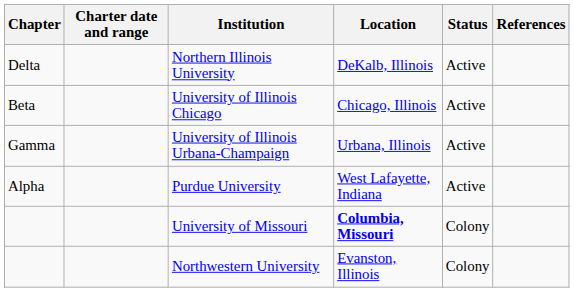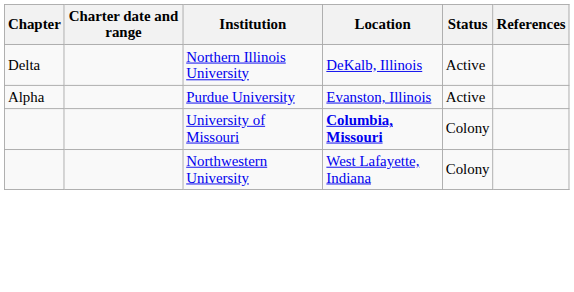- row: (234, 105)
- row: (234, 145)
(384, 186) West Lafayette, Indiana -> (379, 96) Evanston, Illinois
(367, 266) Evanston, Illinois -> (373, 169) West Lafayette, Indiana
